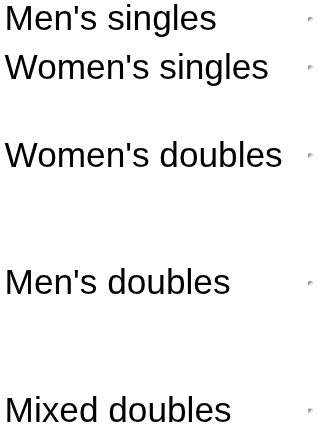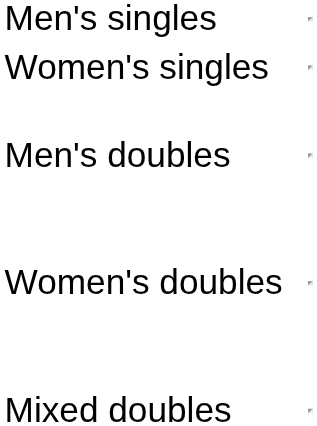rows swapped: (118, 282) <-> (144, 155)
